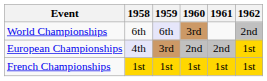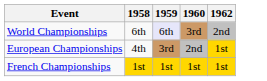- column: (221, 13)
(139, 48) lavender background -> (139, 48) no background
